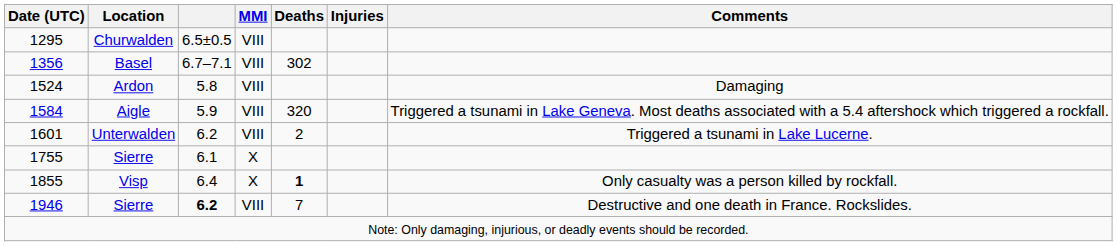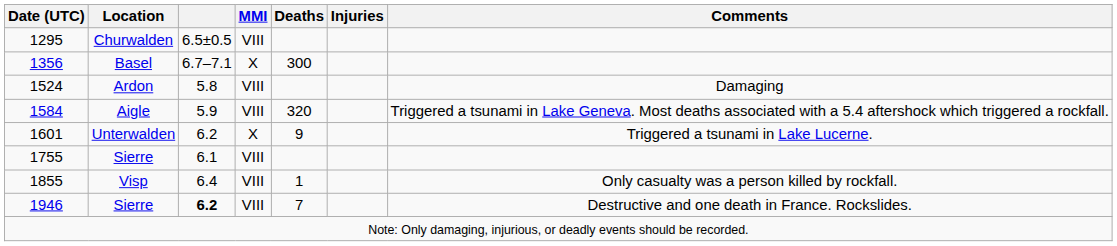(253, 63) VIII -> (253, 63) X
(299, 63) 302 -> (299, 63) 300
(253, 134) VIII -> (253, 134) X
(299, 134) 2 -> (299, 134) 9
(253, 157) X -> (253, 157) VIII
(253, 181) X -> (253, 181) VIII
(299, 181) bold -> (299, 181) normal
